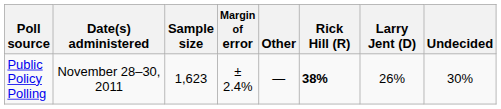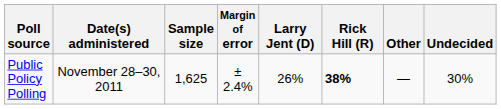columns swapped: (392, 36) <-> (279, 43)
(191, 79) 1,623 -> (191, 79) 1,625
